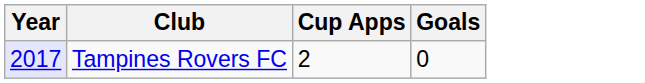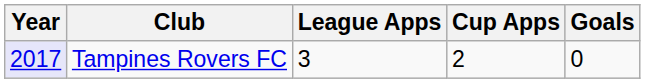+ column: (370, 22)
